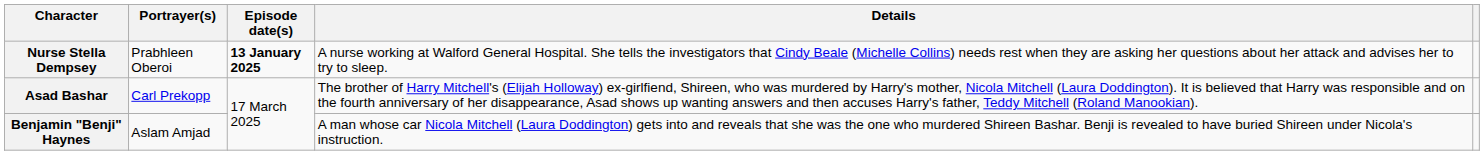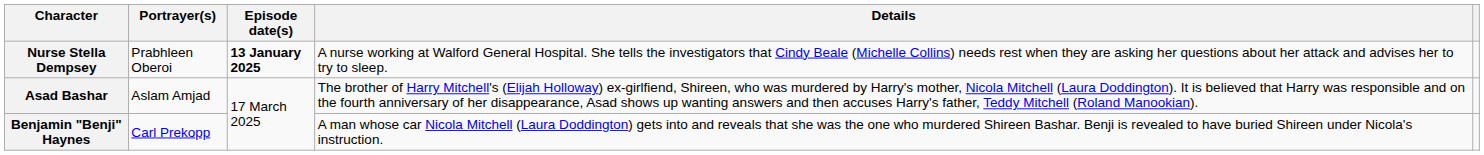(171, 96) Carl Prekopp -> (171, 96) Aslam Amjad
(171, 132) Aslam Amjad -> (171, 132) Carl Prekopp
